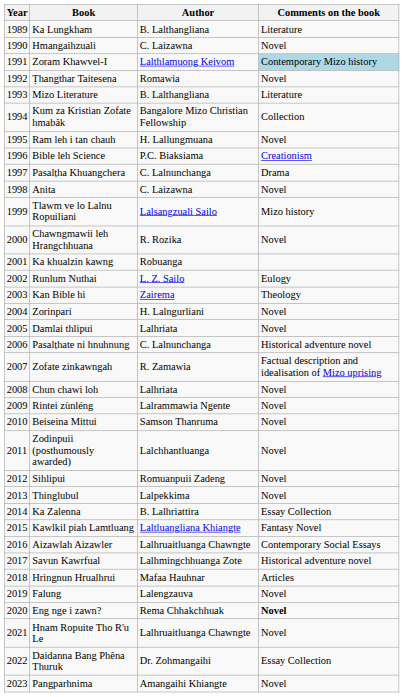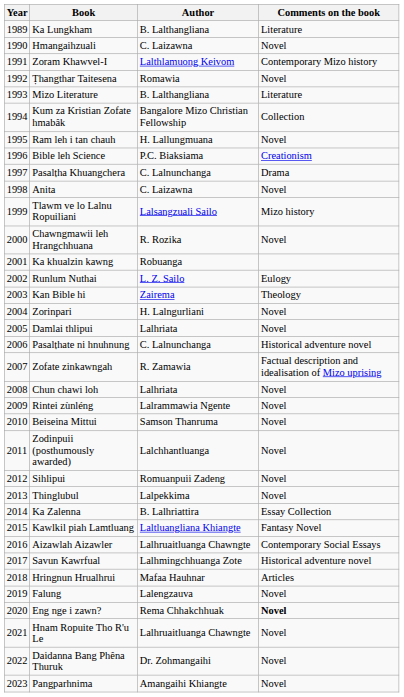(319, 62) lightblue background -> (319, 62) no background
(296, 661) Essay Collection -> (274, 661) Novel
